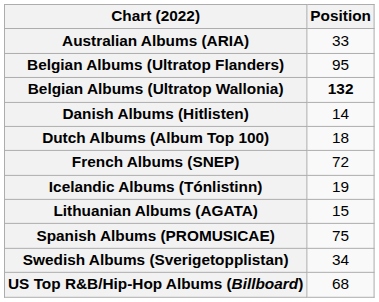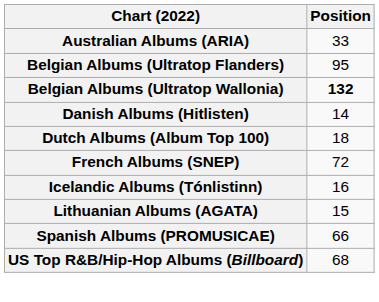(341, 187) 19 -> (341, 187) 16
(341, 235) 75 -> (341, 235) 66
- row: (156, 260)
